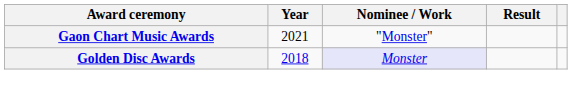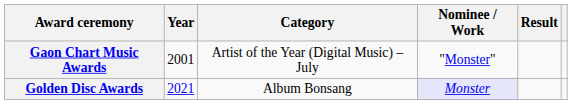+ column: (307, 22)
(295, 36) 2021 -> (181, 59) 2001
(295, 58) 2018 -> (181, 89) 2021
